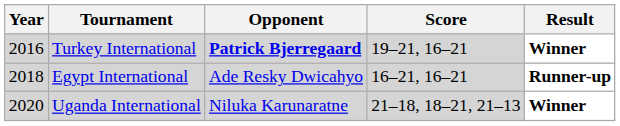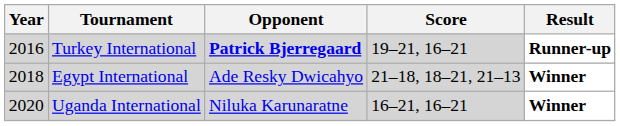(557, 48) Winner -> (570, 48) Runner-up
(420, 77) 16–21, 16–21 -> (446, 77) 21–18, 18–21, 21–13
(570, 77) Runner-up -> (557, 77) Winner
(446, 106) 21–18, 18–21, 21–13 -> (420, 106) 16–21, 16–21
